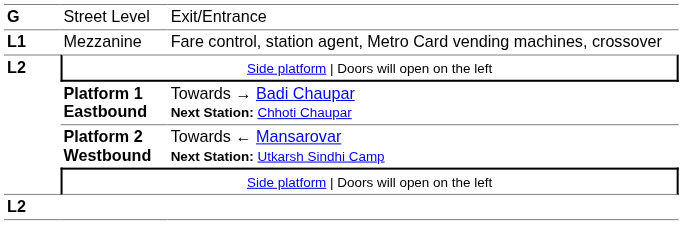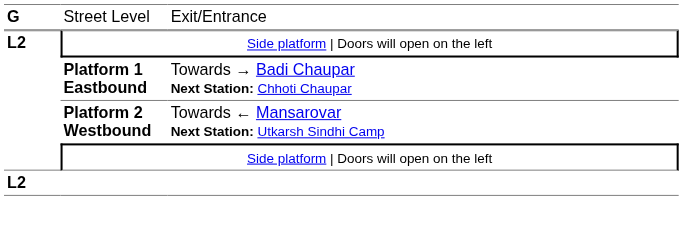- row: (103, 42)
